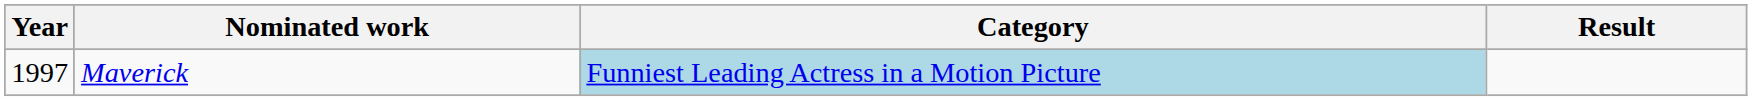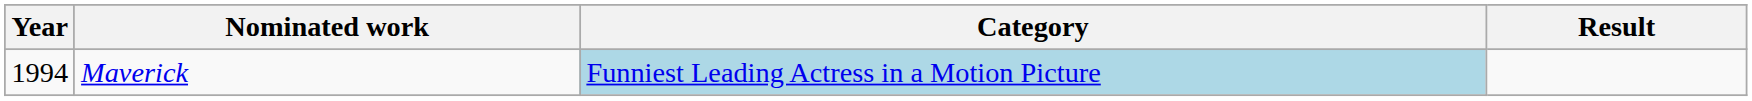(40, 71) 1997 -> (40, 71) 1994
